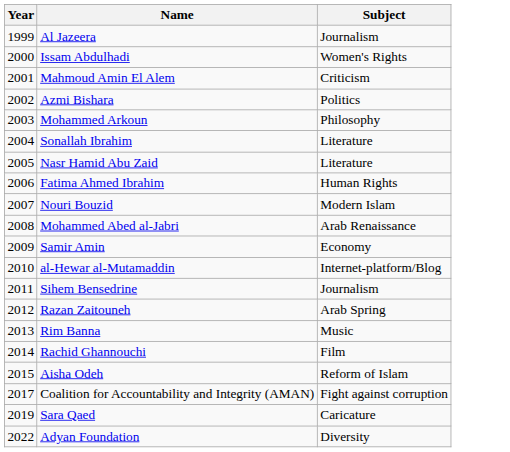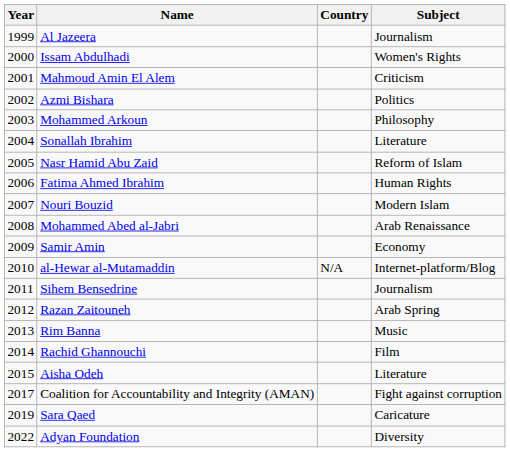+ column: (344, 15)
(346, 162) Literature -> (418, 162) Reform of Islam
(364, 373) Reform of Islam -> (401, 373) Literature
